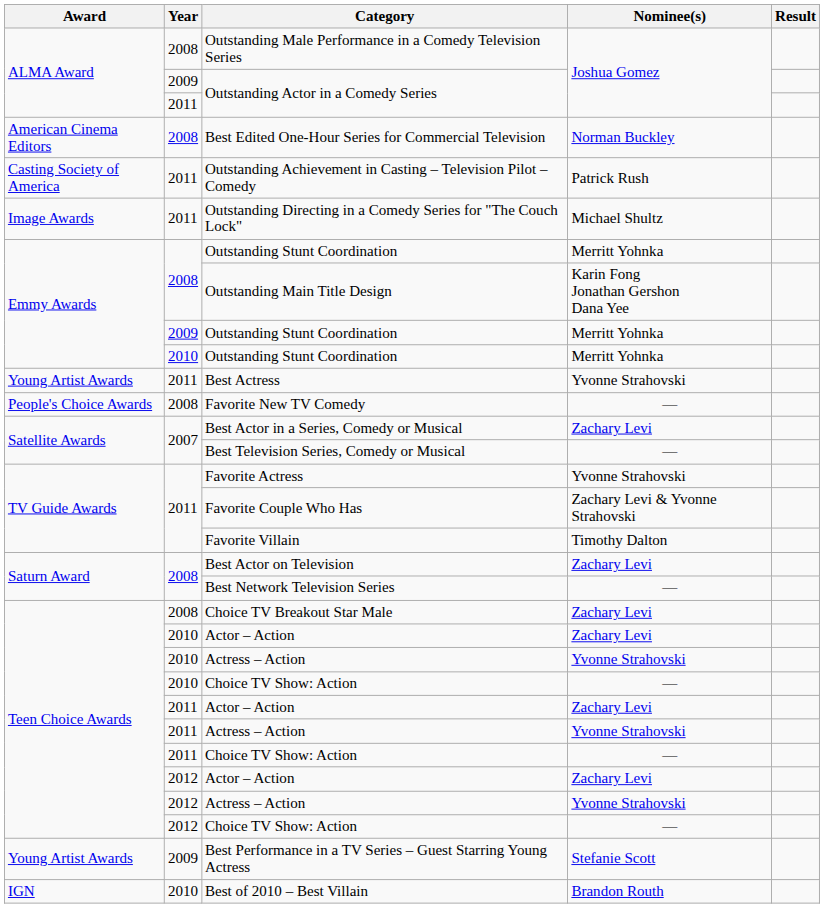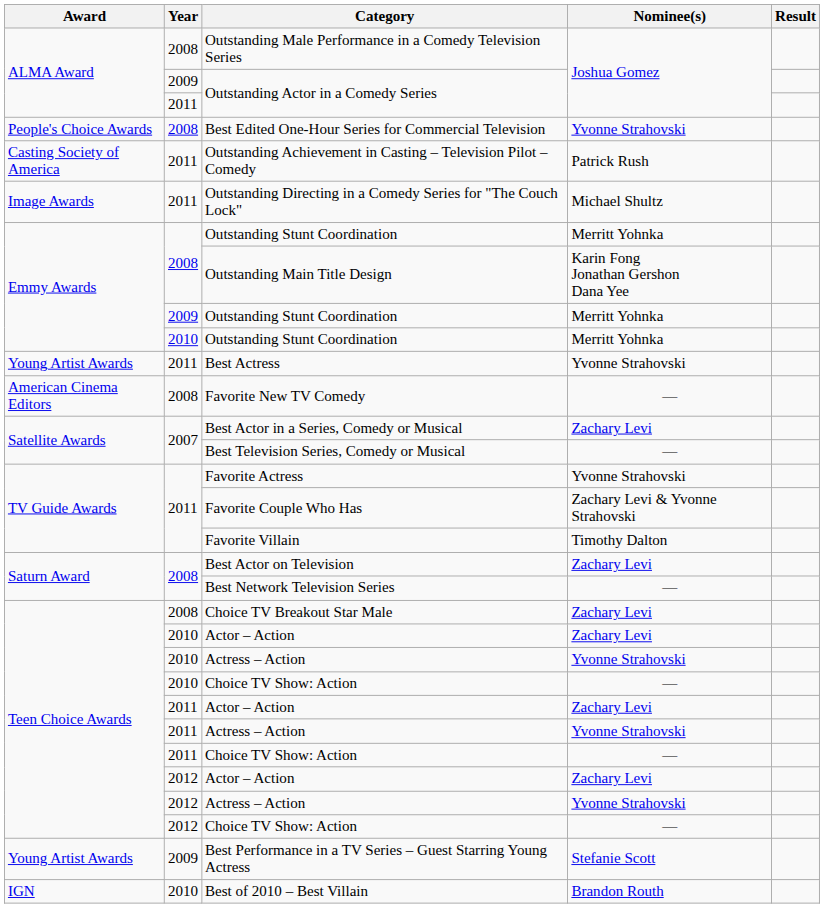(63, 137) American Cinema Editors -> (80, 128) People's Choice Awards
(623, 137) Norman Buckley -> (628, 128) Yvonne Strahovski
(80, 404) People's Choice Awards -> (63, 395) American Cinema Editors
